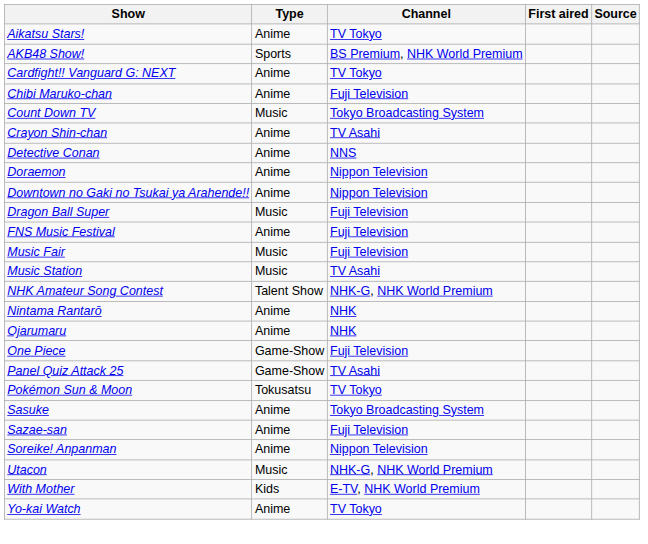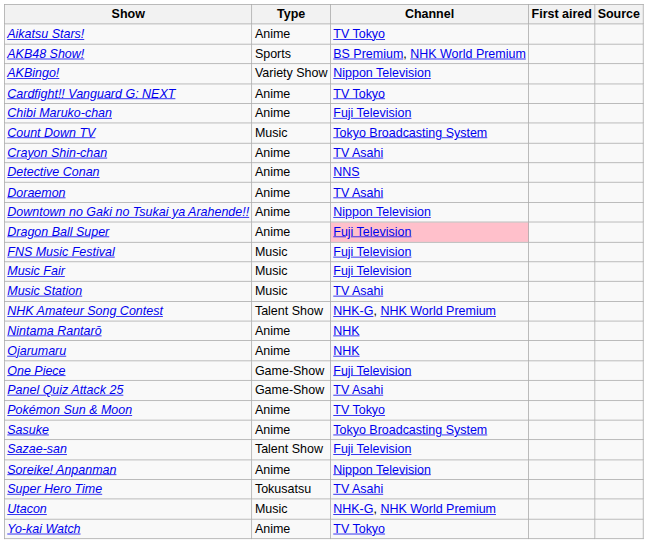+ row: (33, 73)
(379, 172) Nippon Television -> (358, 192) TV Asahi
(271, 212) Music -> (273, 232) Anime
(369, 212) no background -> (372, 232) pink background
(273, 232) Anime -> (271, 251) Music
(283, 390) Tokusatsu -> (273, 410) Anime
(273, 430) Anime -> (289, 449) Talent Show
+ row: (55, 489)
- row: (41, 489)
